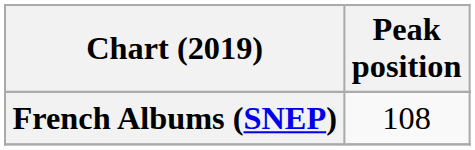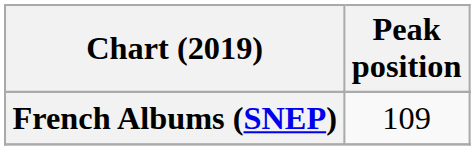(407, 117) 108 -> (407, 117) 109
